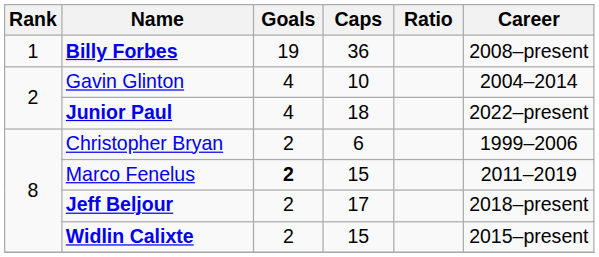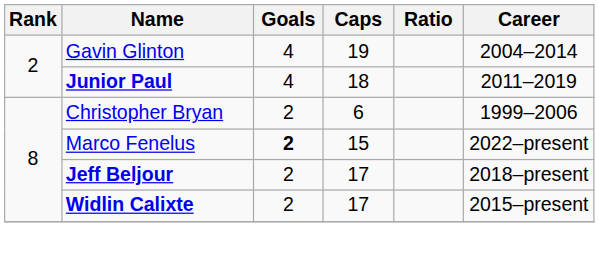- row: (122, 50)
(358, 81) 10 -> (358, 50) 19
(529, 112) 2022–present -> (529, 81) 2011–2019
(529, 174) 2011–2019 -> (529, 143) 2022–present
(358, 236) 15 -> (358, 205) 17
